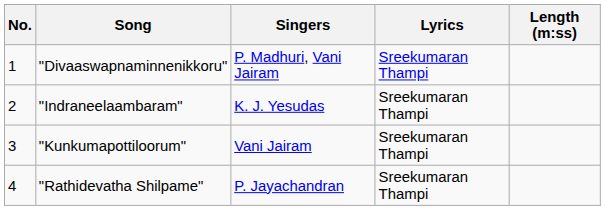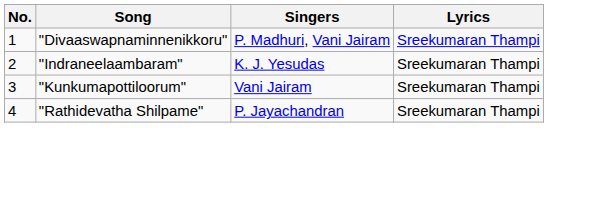- column: (555, 25)
